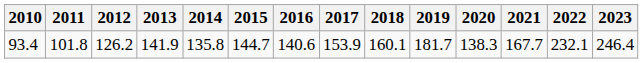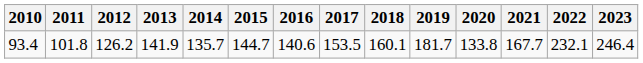(205, 44) 135.8 -> (205, 44) 135.7
(342, 44) 153.9 -> (342, 44) 153.5
(479, 44) 138.3 -> (479, 44) 133.8
